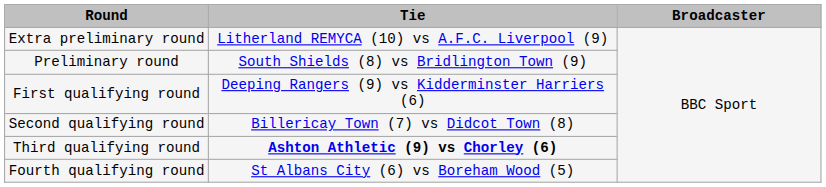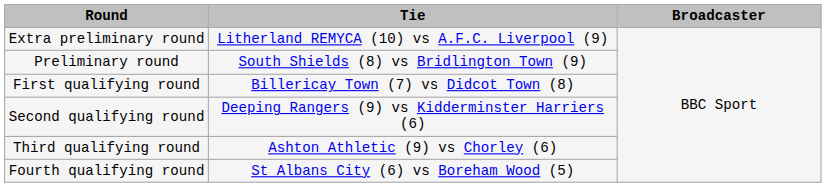(413, 94) Deeping Rangers (9) vs Kidderminster Harriers (6) -> (413, 85) Billericay Town (7) vs Didcot Town (8)
(413, 125) Billericay Town (7) vs Didcot Town (8) -> (413, 117) Deeping Rangers (9) vs Kidderminster Harriers (6)
(413, 148) bold -> (413, 148) normal
